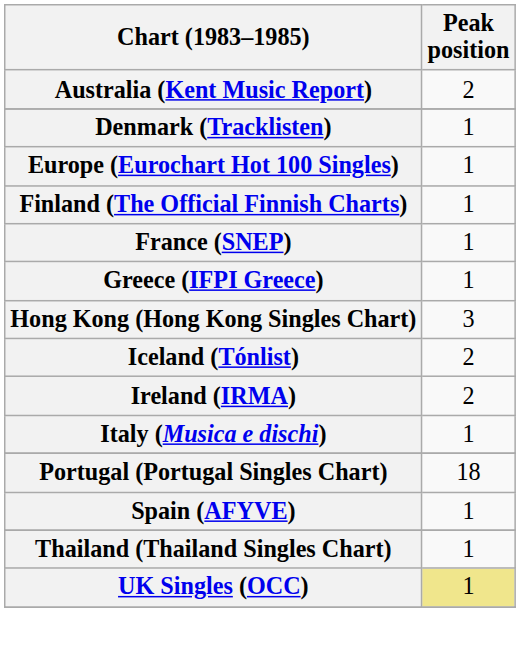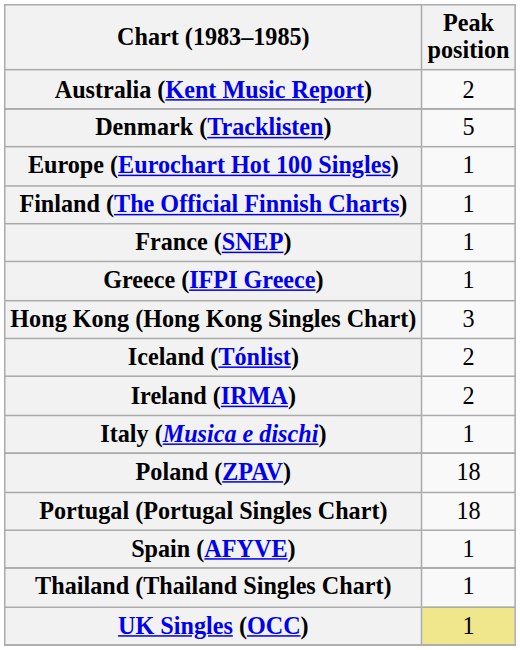(469, 127) 1 -> (469, 127) 5
+ row: (213, 472)
